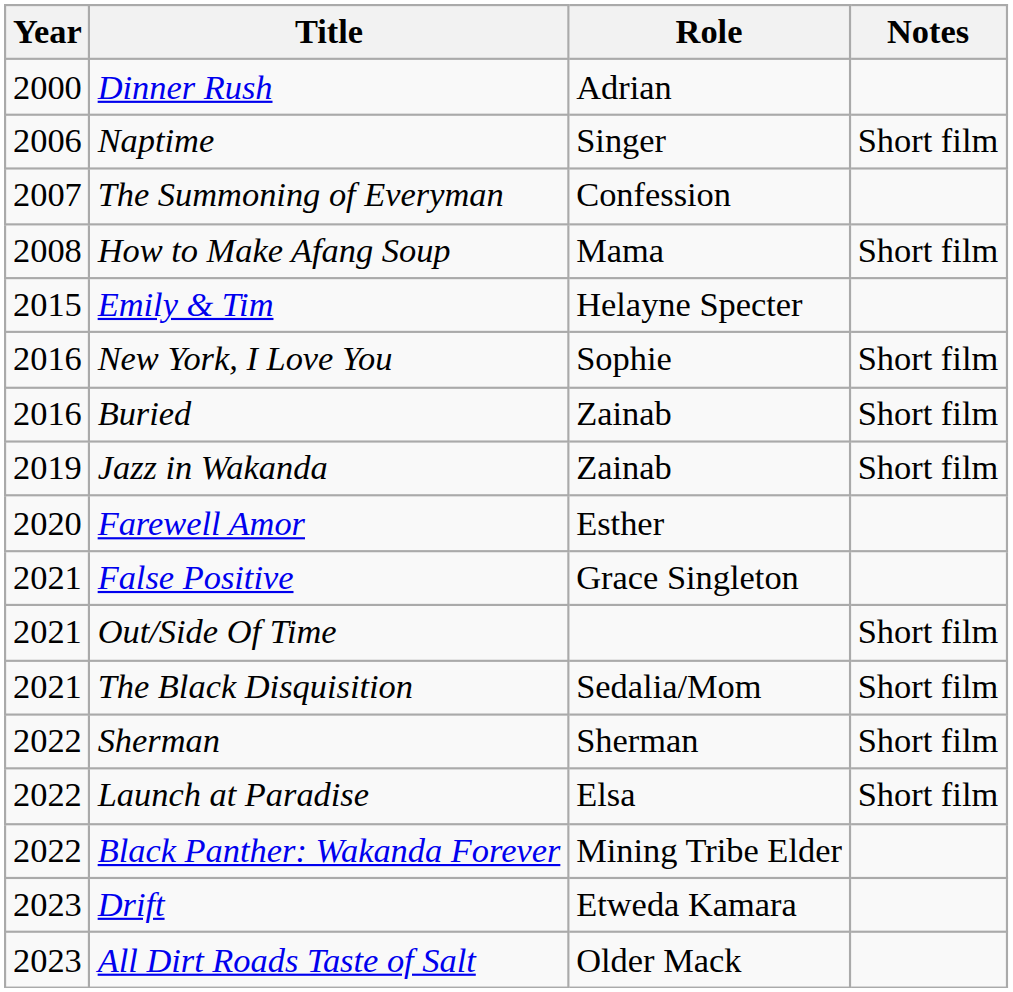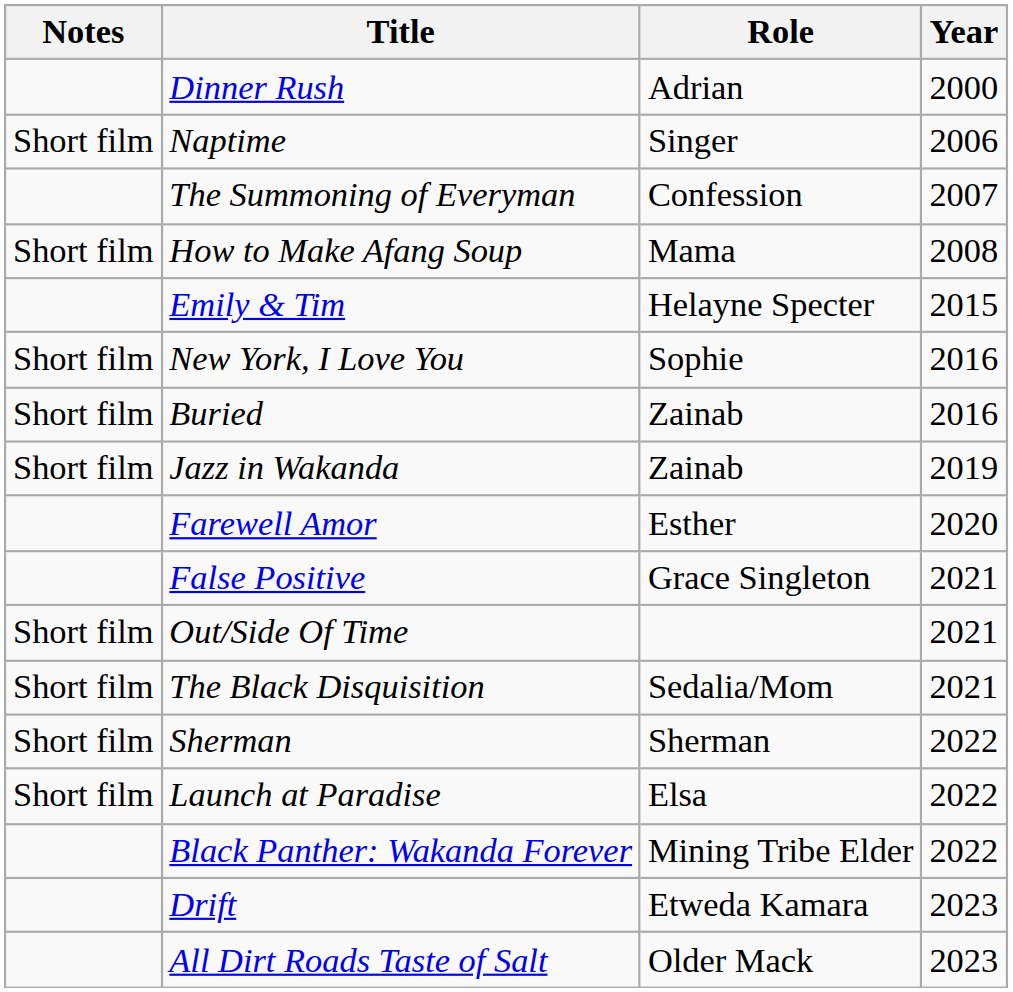columns swapped: (47, 31) <-> (928, 31)
